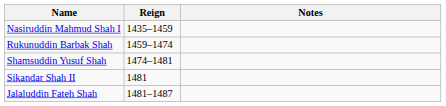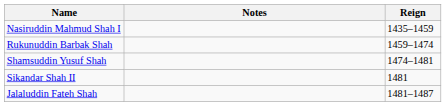columns swapped: (152, 12) <-> (311, 12)
